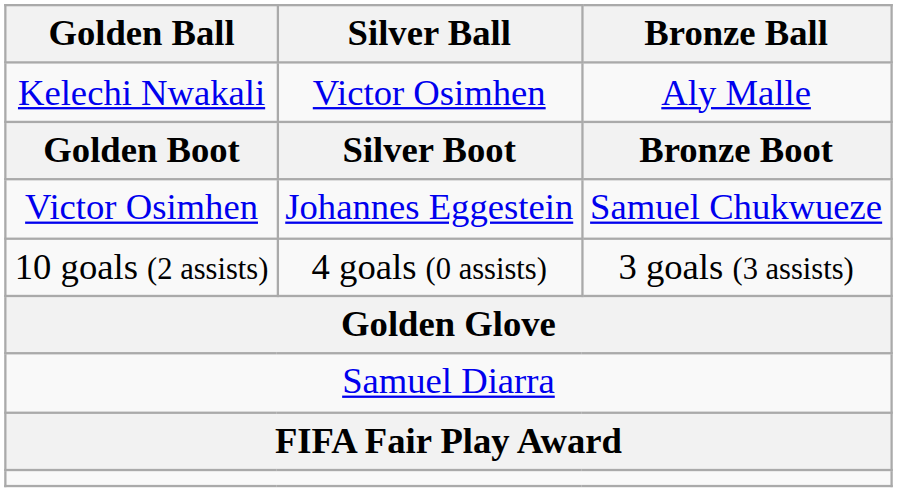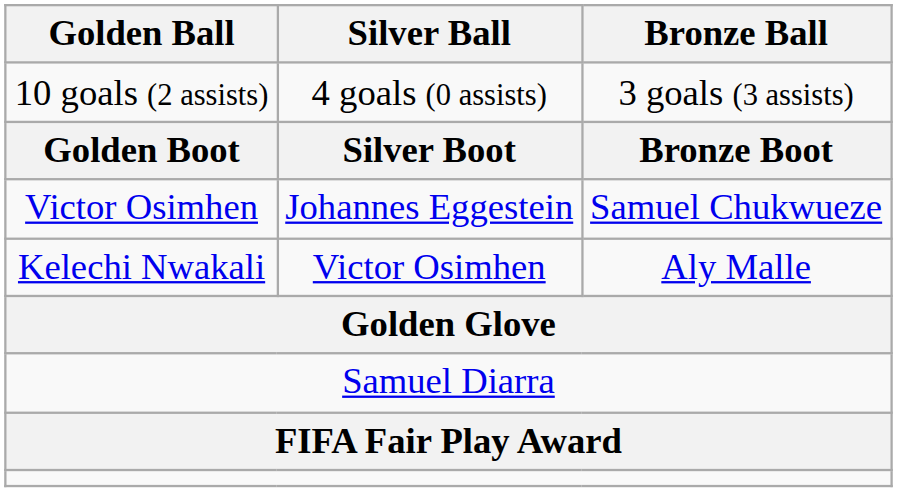rows swapped: (142, 91) <-> (142, 265)
